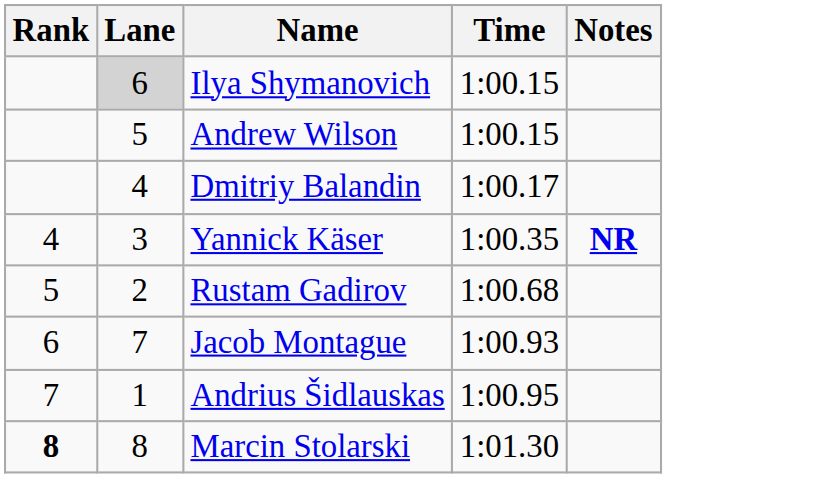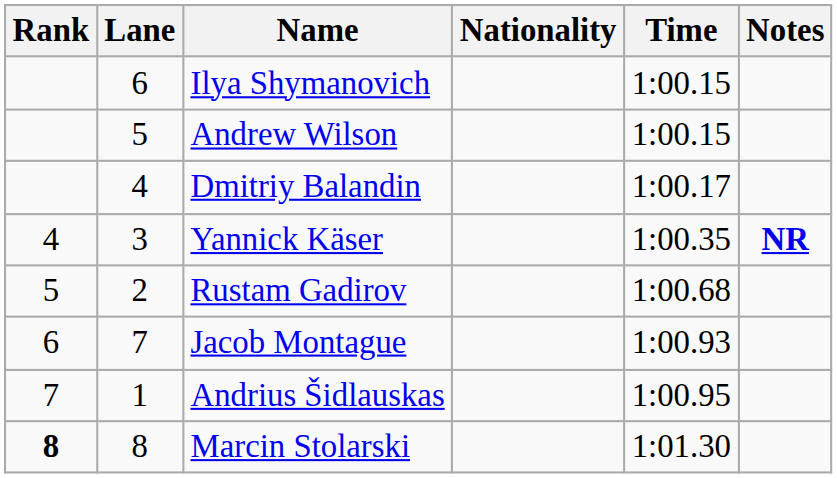+ column: (538, 30)
(140, 82) lightgrey background -> (140, 82) no background
